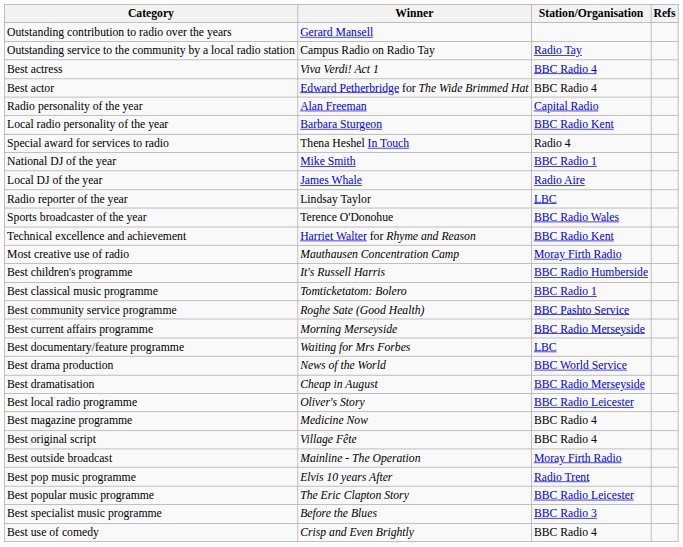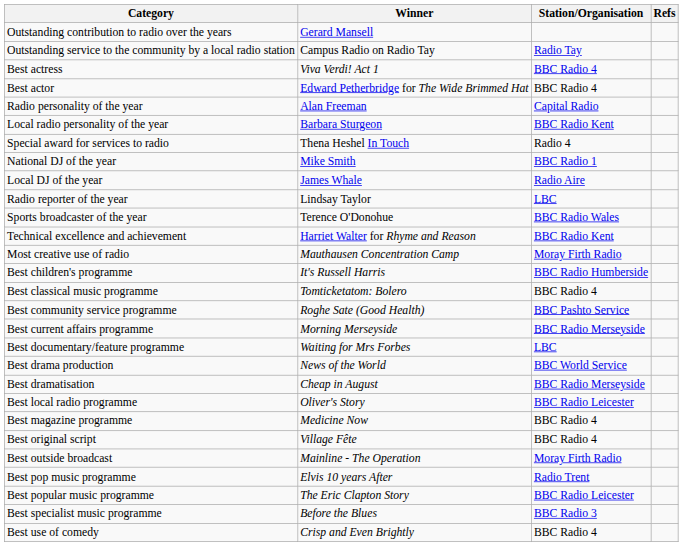(565, 291) BBC Radio 1 -> (565, 291) BBC Radio 4
